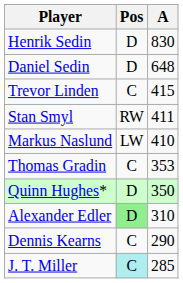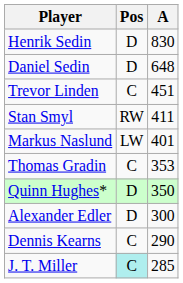(163, 91) 415 -> (163, 91) 451
(163, 141) 410 -> (163, 141) 401
(132, 215) lightgreen background -> (132, 215) no background
(163, 215) 310 -> (163, 215) 300
